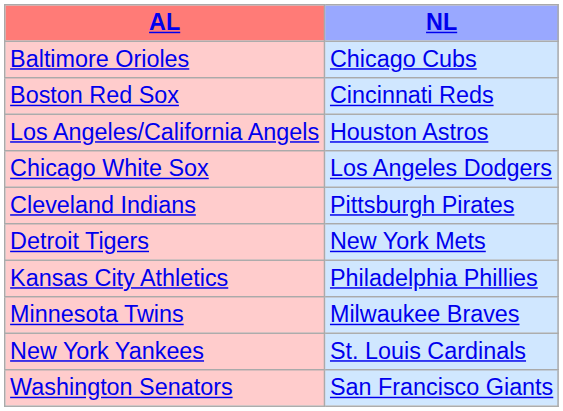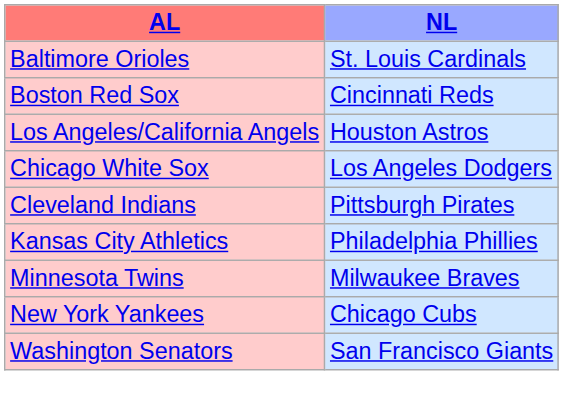(403, 59) Chicago Cubs -> (428, 59) St. Louis Cardinals
- row: (80, 241)
(428, 351) St. Louis Cardinals -> (403, 314) Chicago Cubs
